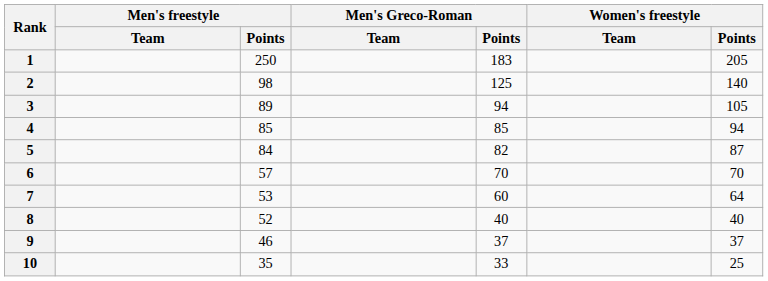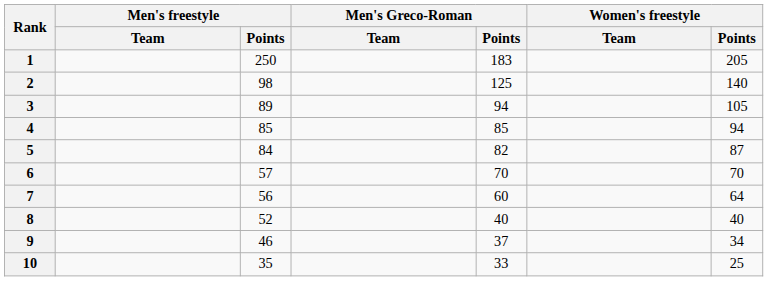(266, 196) 53 -> (266, 196) 56
(737, 241) 37 -> (737, 241) 34
